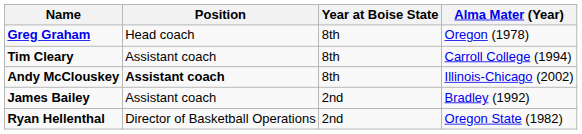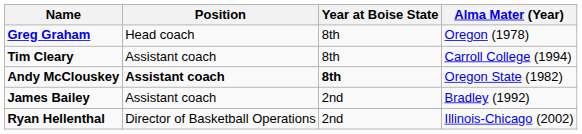(331, 76) normal -> (331, 76) bold
(509, 76) Illinois-Chicago (2002) -> (504, 76) Oregon State (1982)
(504, 118) Oregon State (1982) -> (509, 118) Illinois-Chicago (2002)
